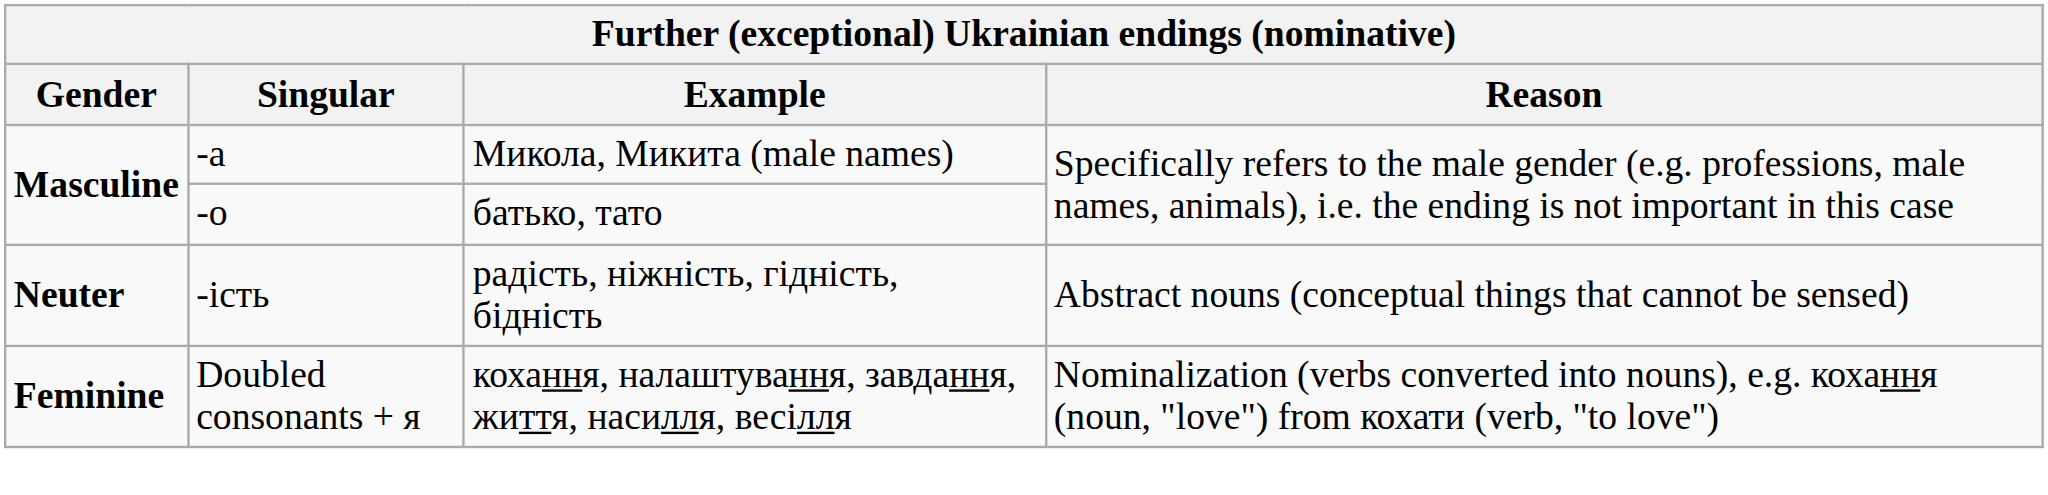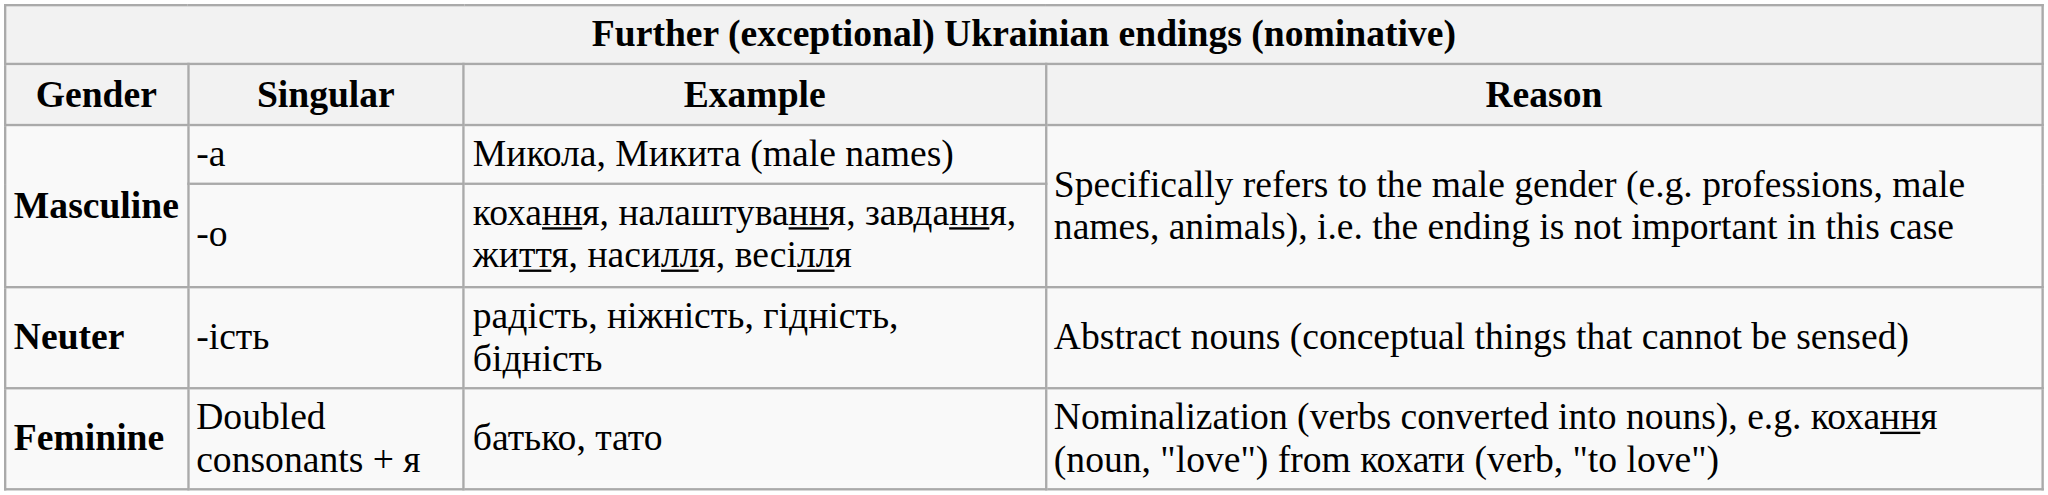(568, 213) батько, тато -> (744, 234) кохання, налаштування, завдання, життя, насилля, весілля
(744, 395) кохання, налаштування, завдання, життя, насилля, весілля -> (568, 438) батько, тато
